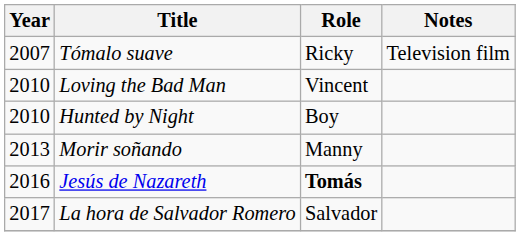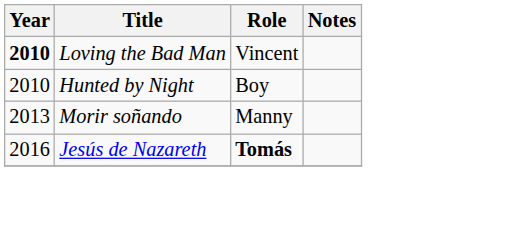- row: (116, 52)
(30, 85) normal -> (30, 52) bold
- row: (177, 213)
